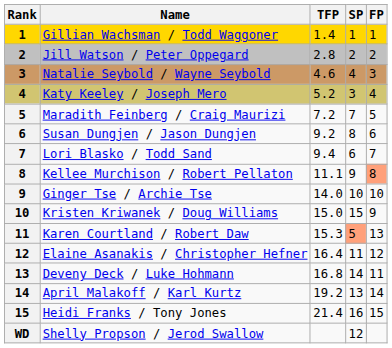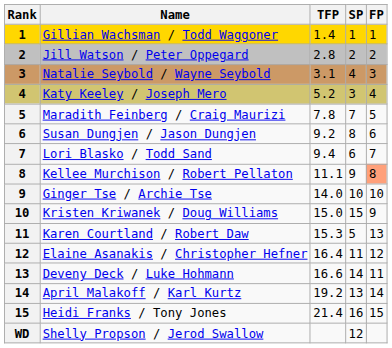(324, 74) 4.6 -> (324, 74) 3.1
(324, 114) 7.2 -> (324, 114) 7.8
(352, 234) lightsalmon background -> (352, 234) no background
(328, 273) 16.8 -> (328, 273) 16.6
